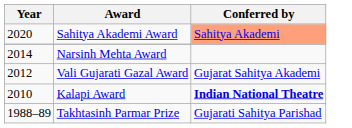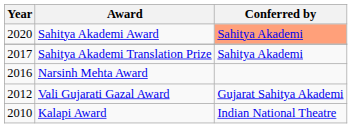+ row: (125, 53)
(20, 53) 2014 -> (20, 73) 2016
(259, 93) bold -> (277, 113) normal
- row: (118, 113)
